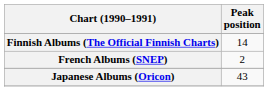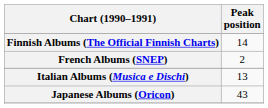+ row: (113, 77)
